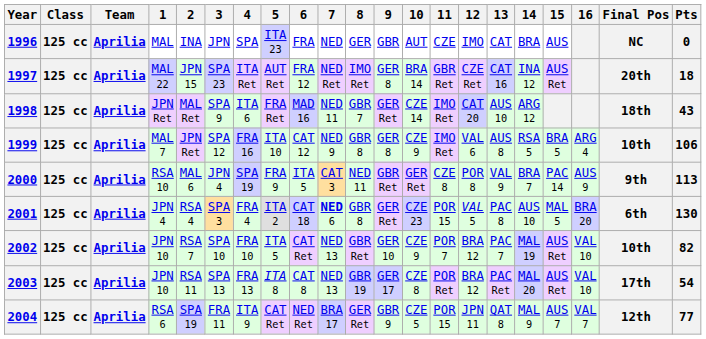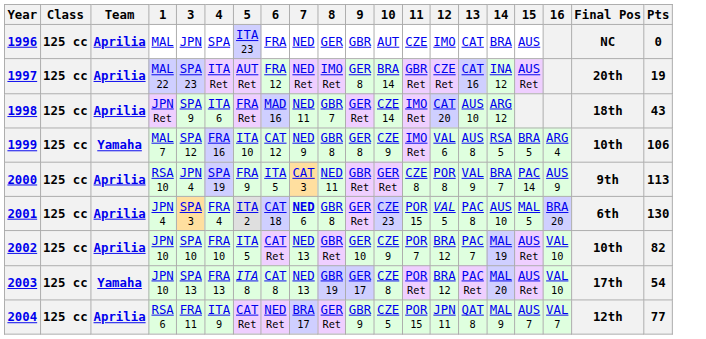- column: (191, 15)
(686, 76) 18 -> (658, 76) 19
(120, 145) Aprilia -> (120, 145) Yamaha
(120, 282) Aprilia -> (120, 282) Yamaha
